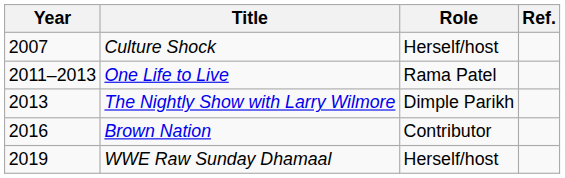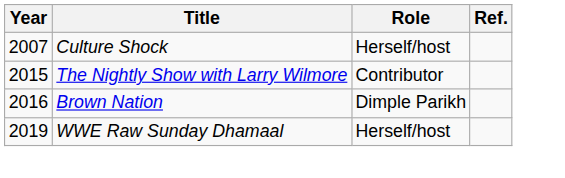- row: (167, 74)
(28, 103) 2013 -> (28, 74) 2015
(459, 103) Dimple Parikh -> (399, 74) Contributor
(448, 131) Contributor -> (411, 103) Dimple Parikh
